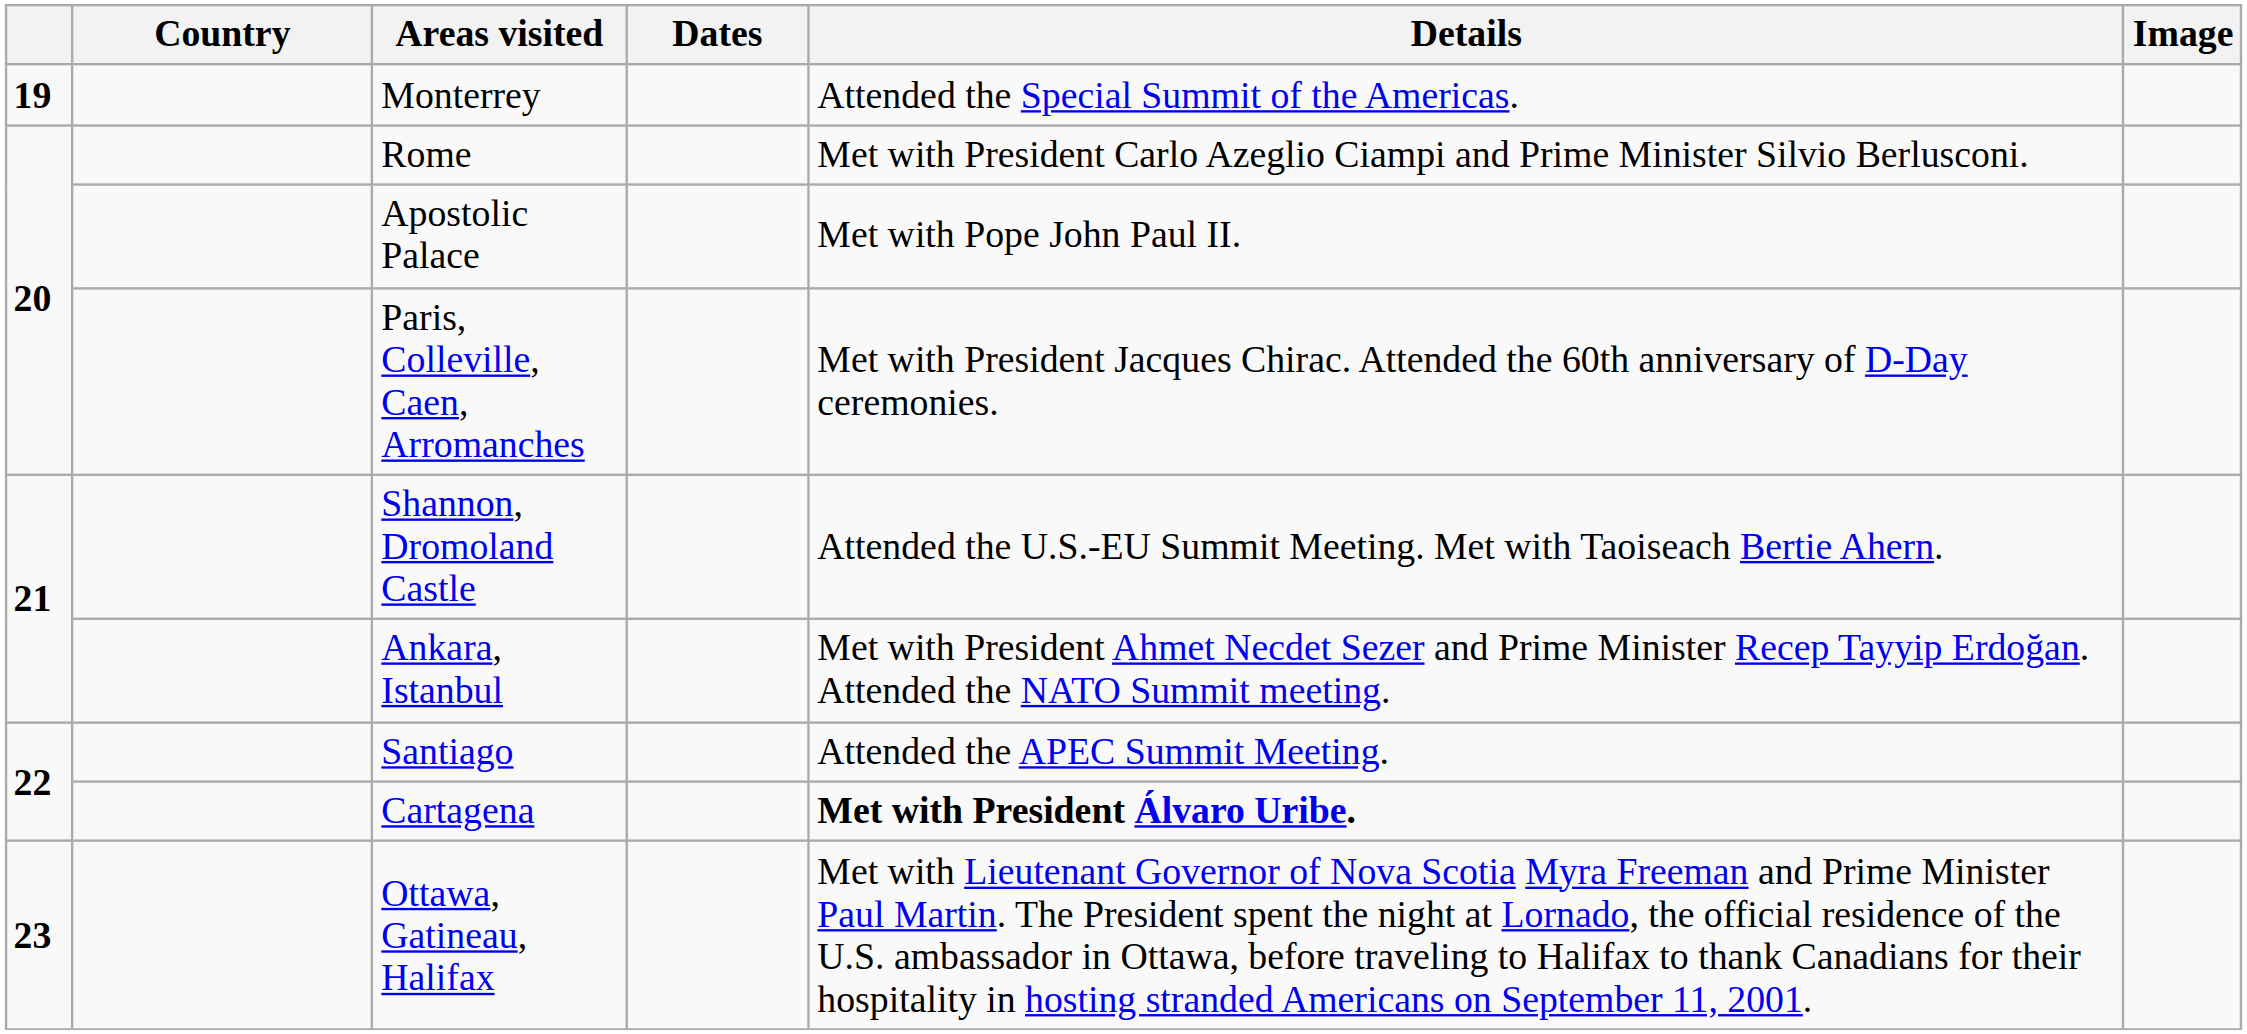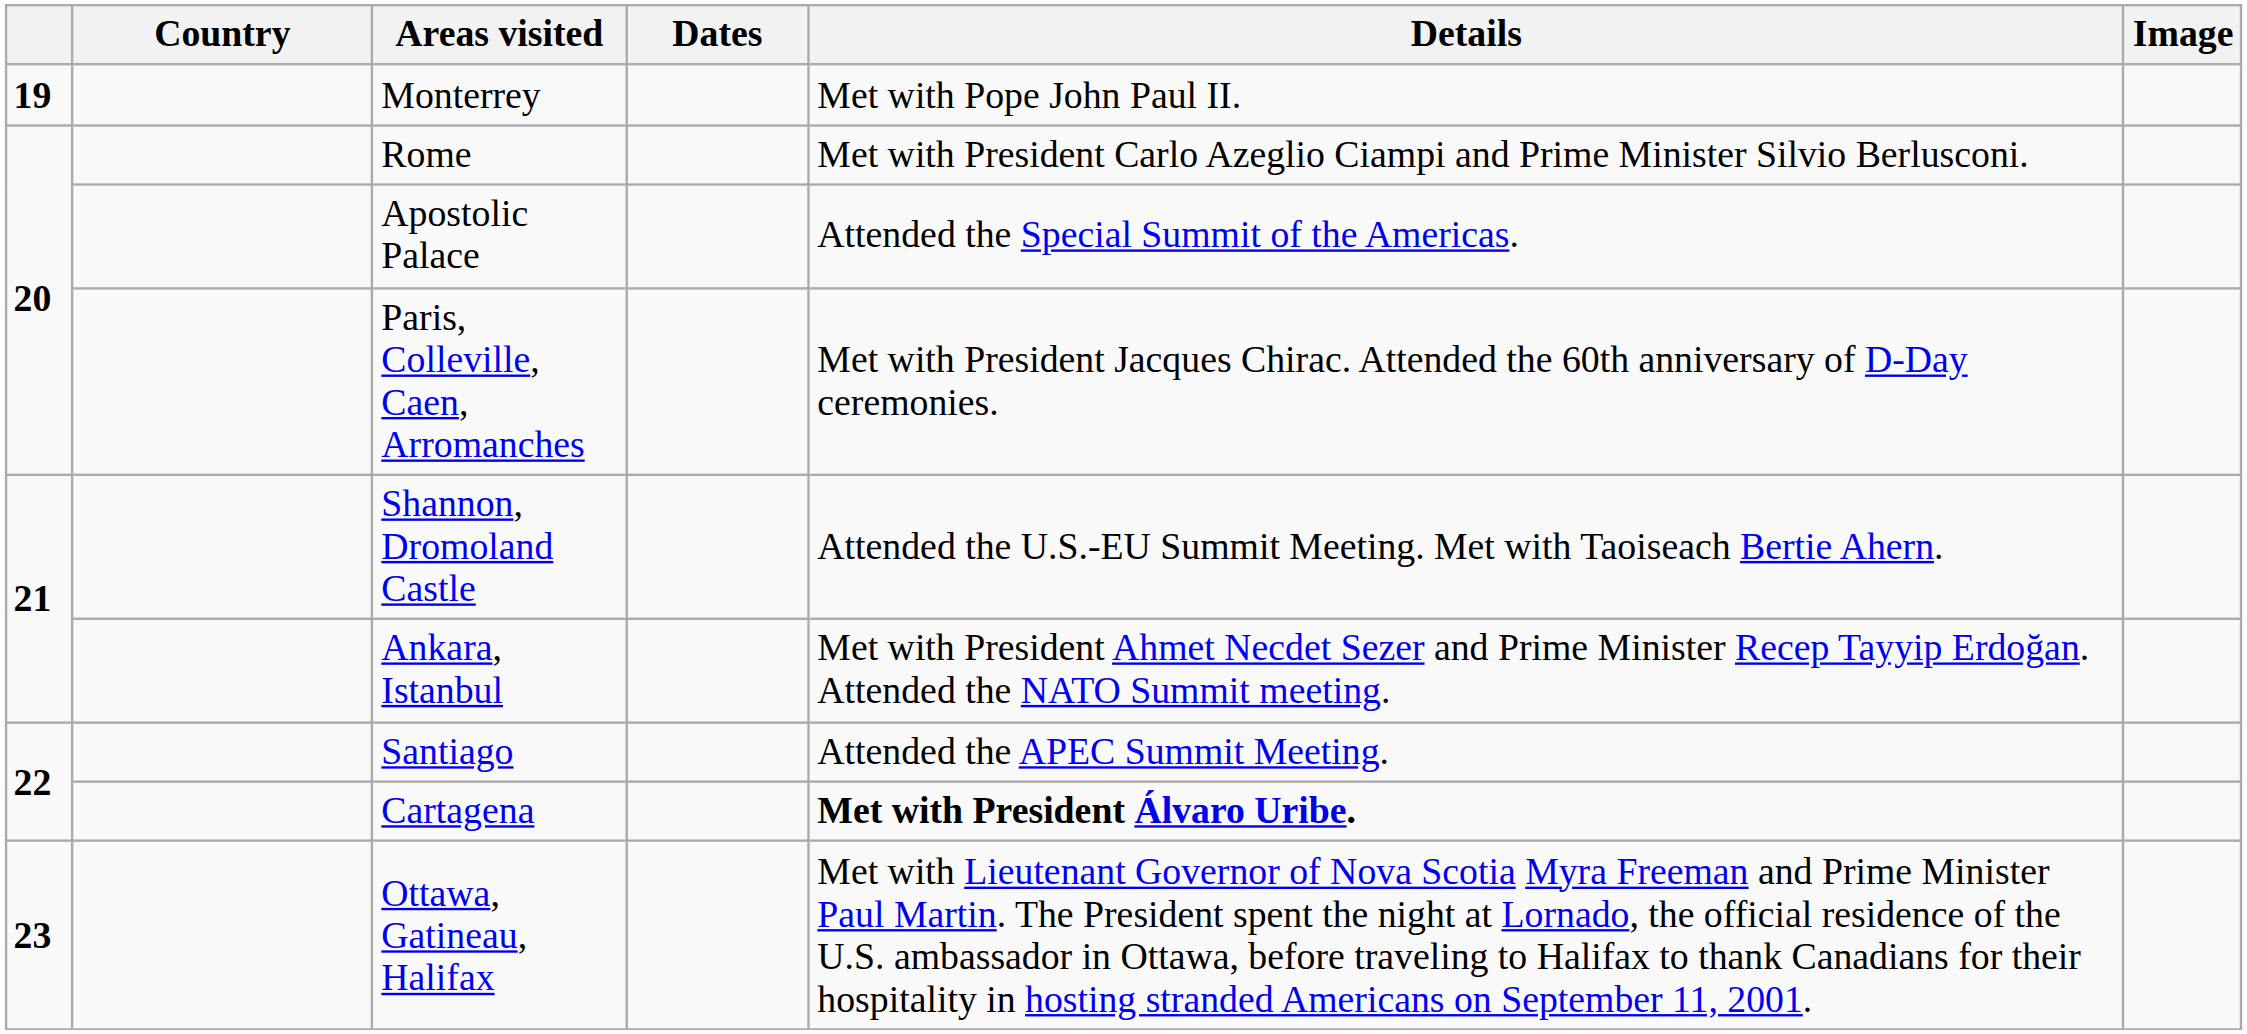(1168, 94) Attended the Special Summit of the Americas. -> (1029, 94) Met with Pope John Paul II.
(1029, 235) Met with Pope John Paul II. -> (1168, 235) Attended the Special Summit of the Americas.
